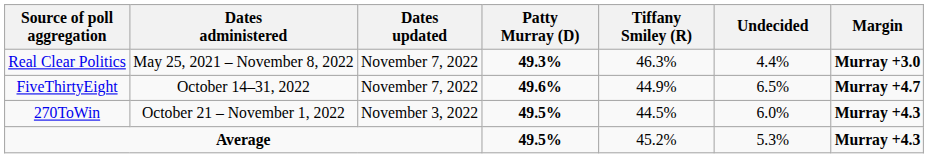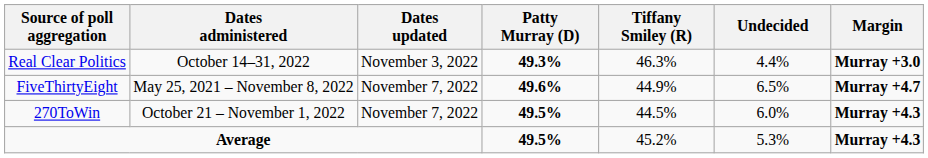(243, 62) May 25, 2021 – November 8, 2022 -> (243, 62) October 14–31, 2022
(420, 62) November 7, 2022 -> (420, 62) November 3, 2022
(243, 88) October 14–31, 2022 -> (243, 88) May 25, 2021 – November 8, 2022
(420, 114) November 3, 2022 -> (420, 114) November 7, 2022
